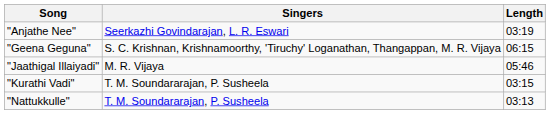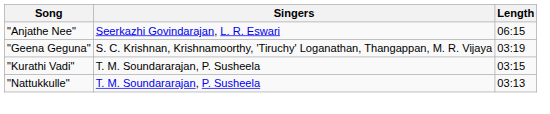(520, 31) 03:19 -> (511, 31) 06:15
(520, 48) 06:15 -> (511, 48) 03:19
- row: (53, 66)
